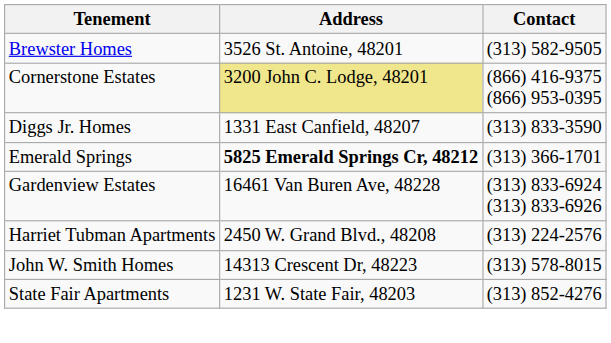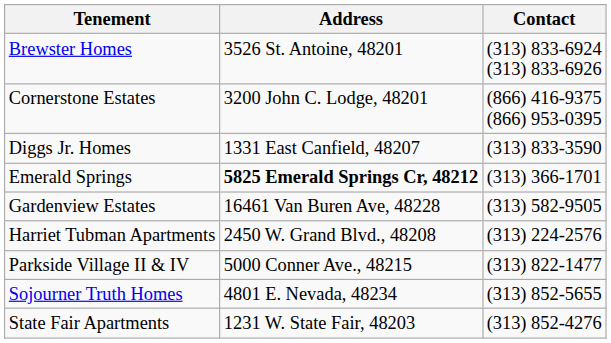(544, 48) (313) 582-9505 -> (544, 58) (313) 833-6924 (313) 833-6926
(326, 77) khaki background -> (326, 98) no background
(544, 196) (313) 833-6924 (313) 833-6926 -> (544, 206) (313) 582-9505
- row: (91, 264)
+ row: (99, 264)
+ row: (96, 293)
